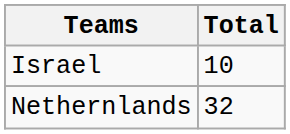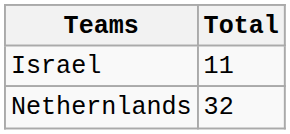(219, 66) 10 -> (219, 66) 11
